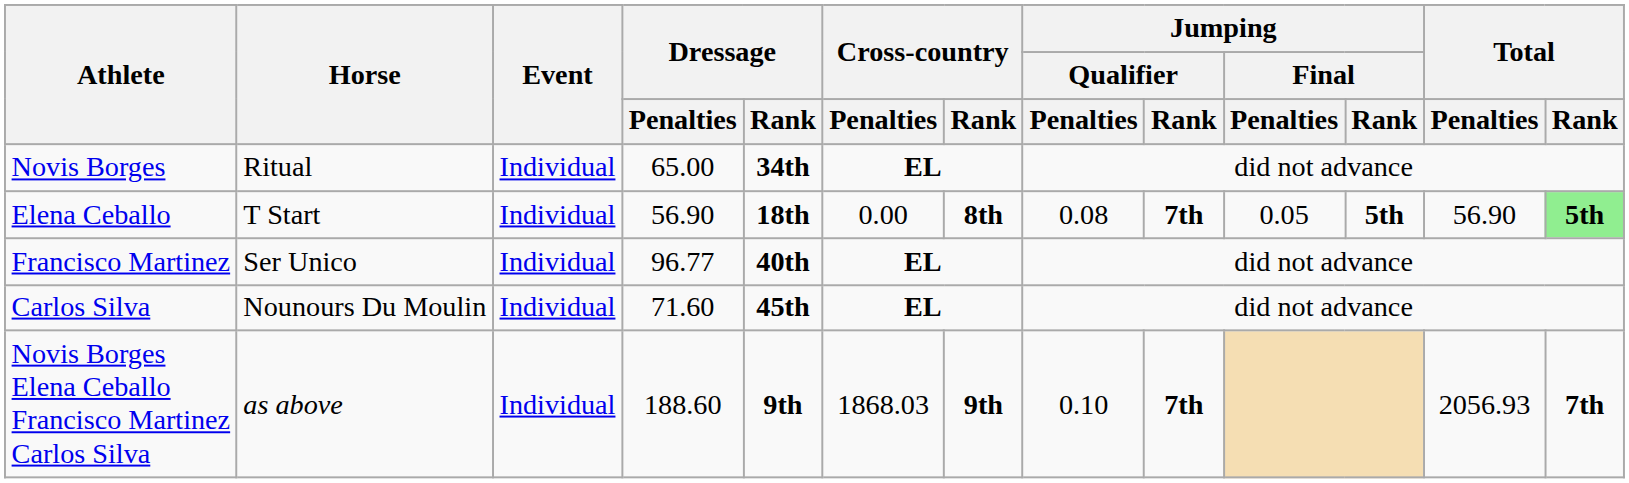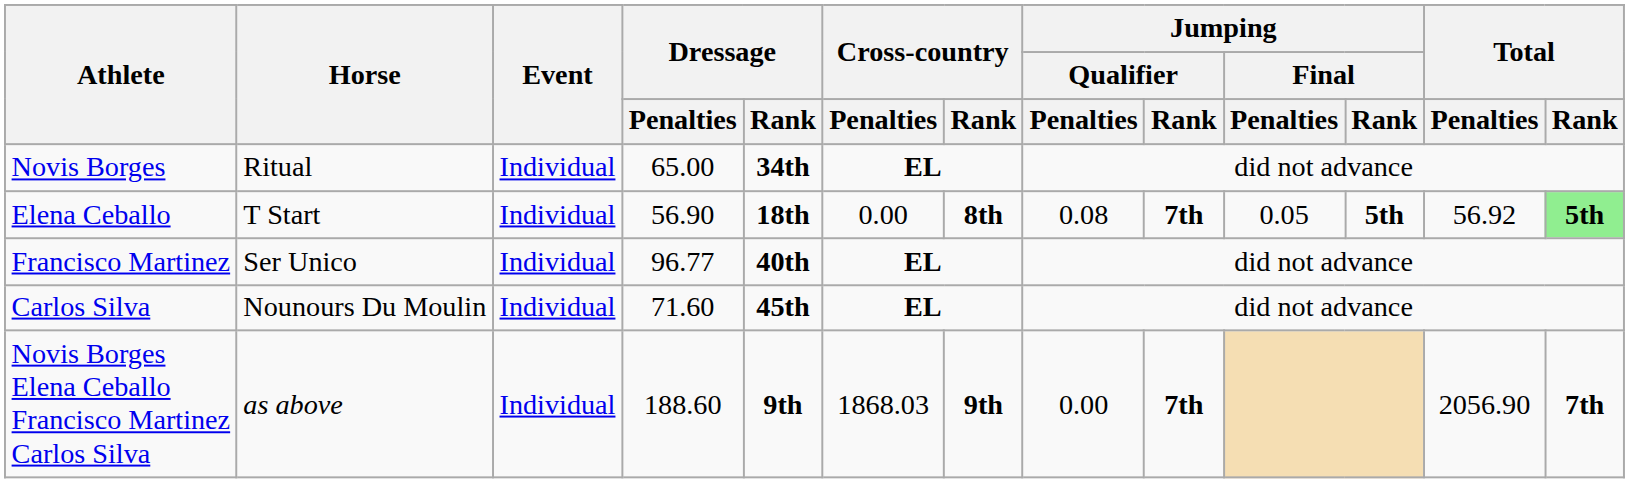(1484, 214) 56.90 -> (1484, 214) 56.92
(1084, 403) 0.10 -> (1084, 403) 0.00
(1485, 403) 2056.93 -> (1485, 403) 2056.90
